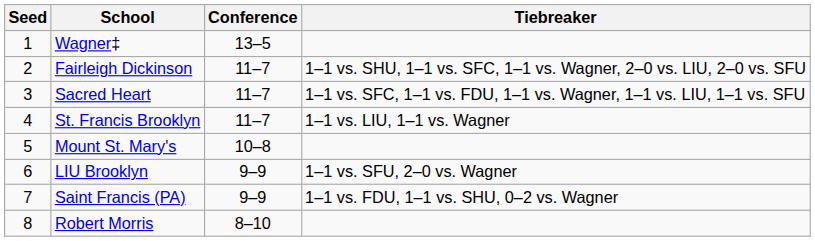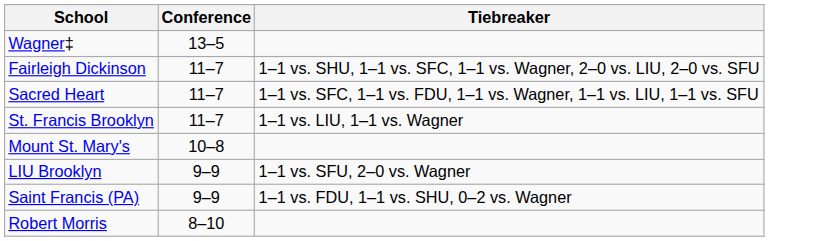- column: (28, 18)
